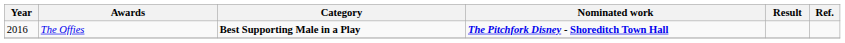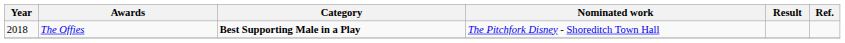(17, 29) 2016 -> (17, 29) 2018
(568, 29) bold -> (564, 29) normal
